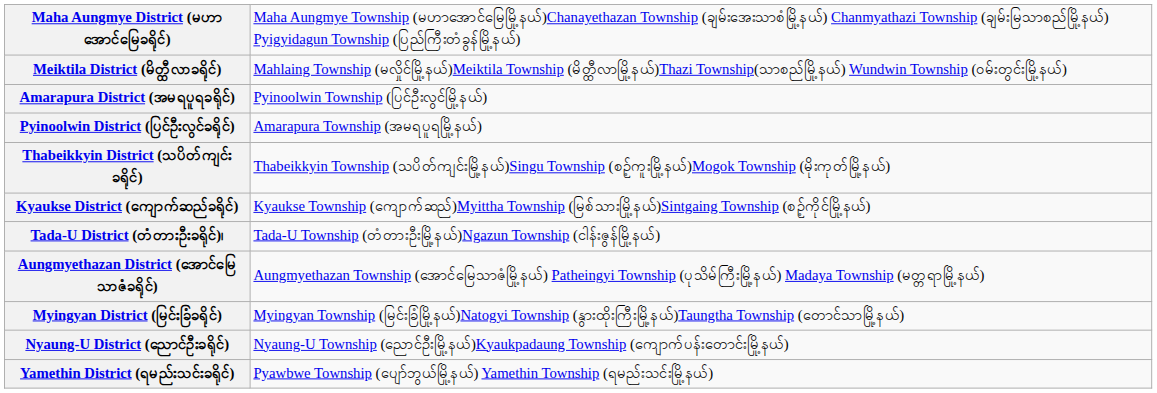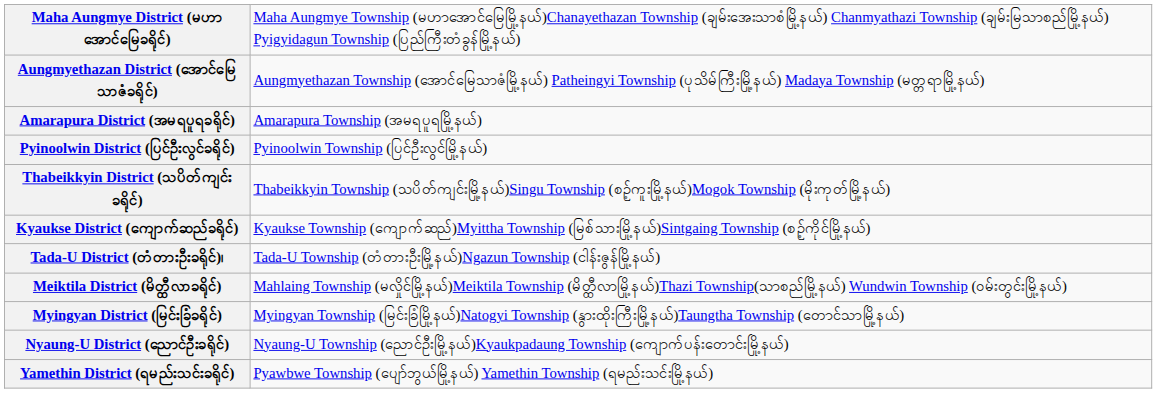rows swapped: (127, 275) <-> (127, 68)
(370, 97) Pyinoolwin Township (ပြင်ဦးလွင်မြို့နယ်) -> (368, 119) Amarapura Township (အမရပူရမြို့နယ်)
(368, 126) Amarapura Township (အမရပူရမြို့နယ်) -> (370, 148) Pyinoolwin Township (ပြင်ဦးလွင်မြို့နယ်)
